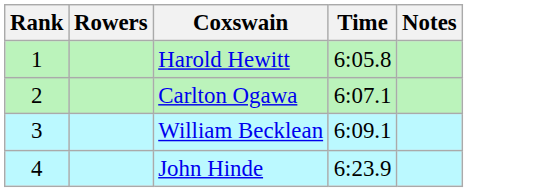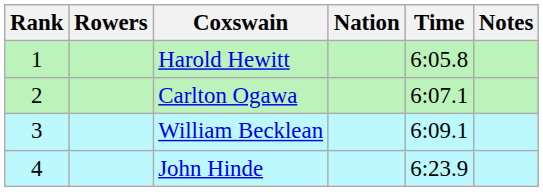+ column: (367, 22)
